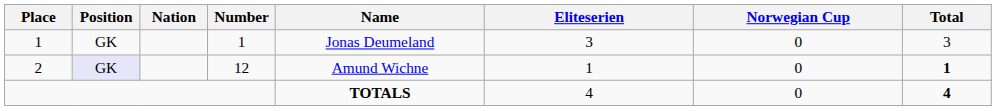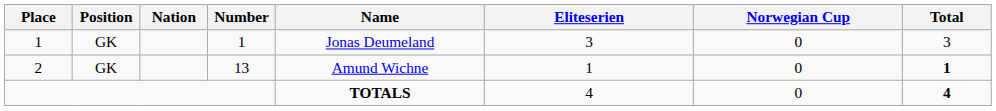(106, 67) lavender background -> (106, 67) no background
(242, 67) 12 -> (242, 67) 13
